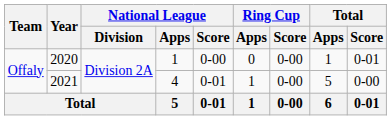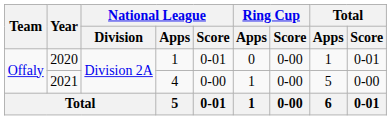(213, 59) 0-00 -> (213, 59) 0-01
(213, 81) 0-01 -> (213, 81) 0-00
